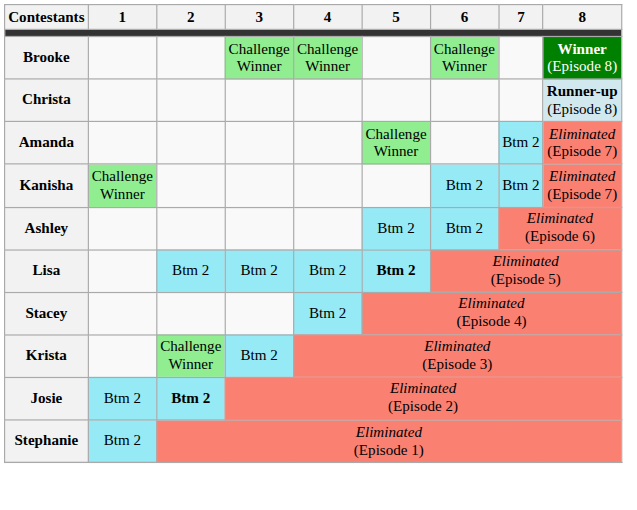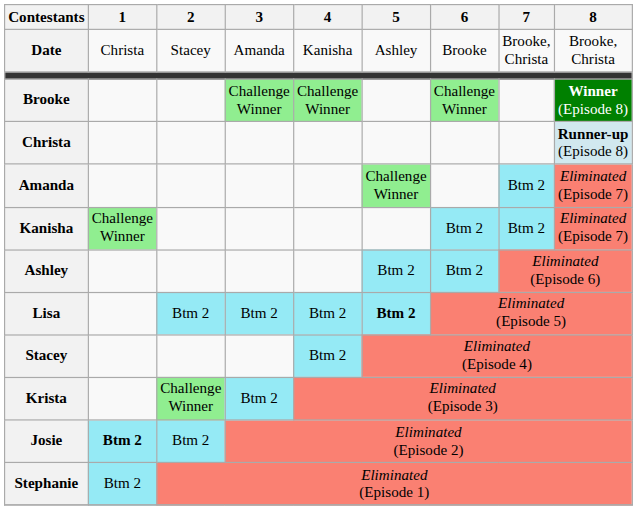+ row: (46, 50)
(122, 398) normal -> (122, 440) bold
(191, 398) bold -> (191, 440) normal
